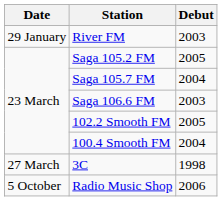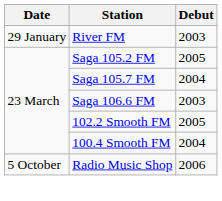- row: (80, 164)
